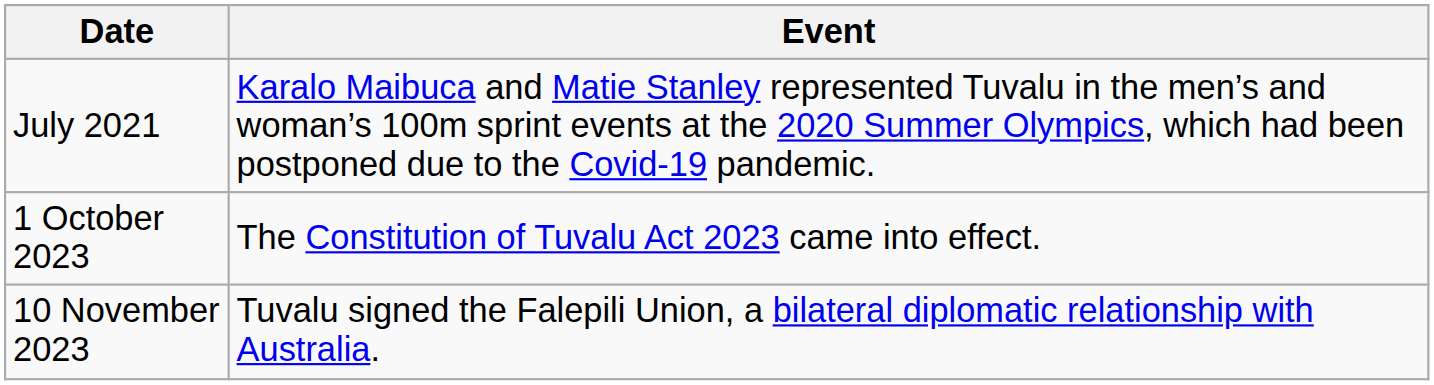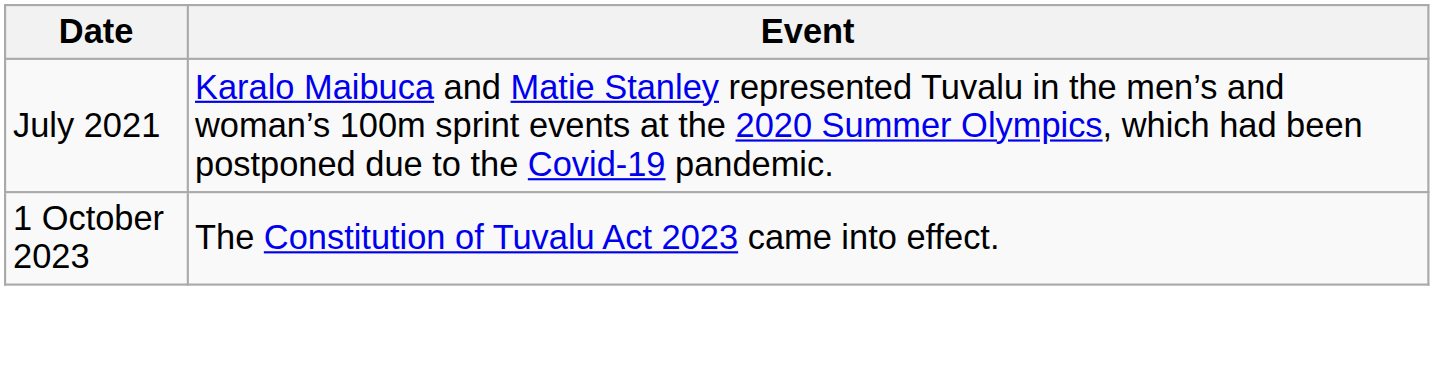- row: (116, 330)
